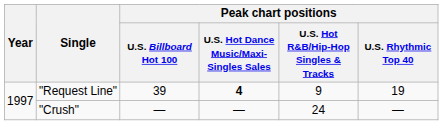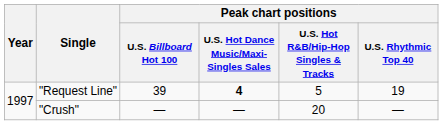(318, 91) 9 -> (318, 91) 5
(318, 110) 24 -> (318, 110) 20
